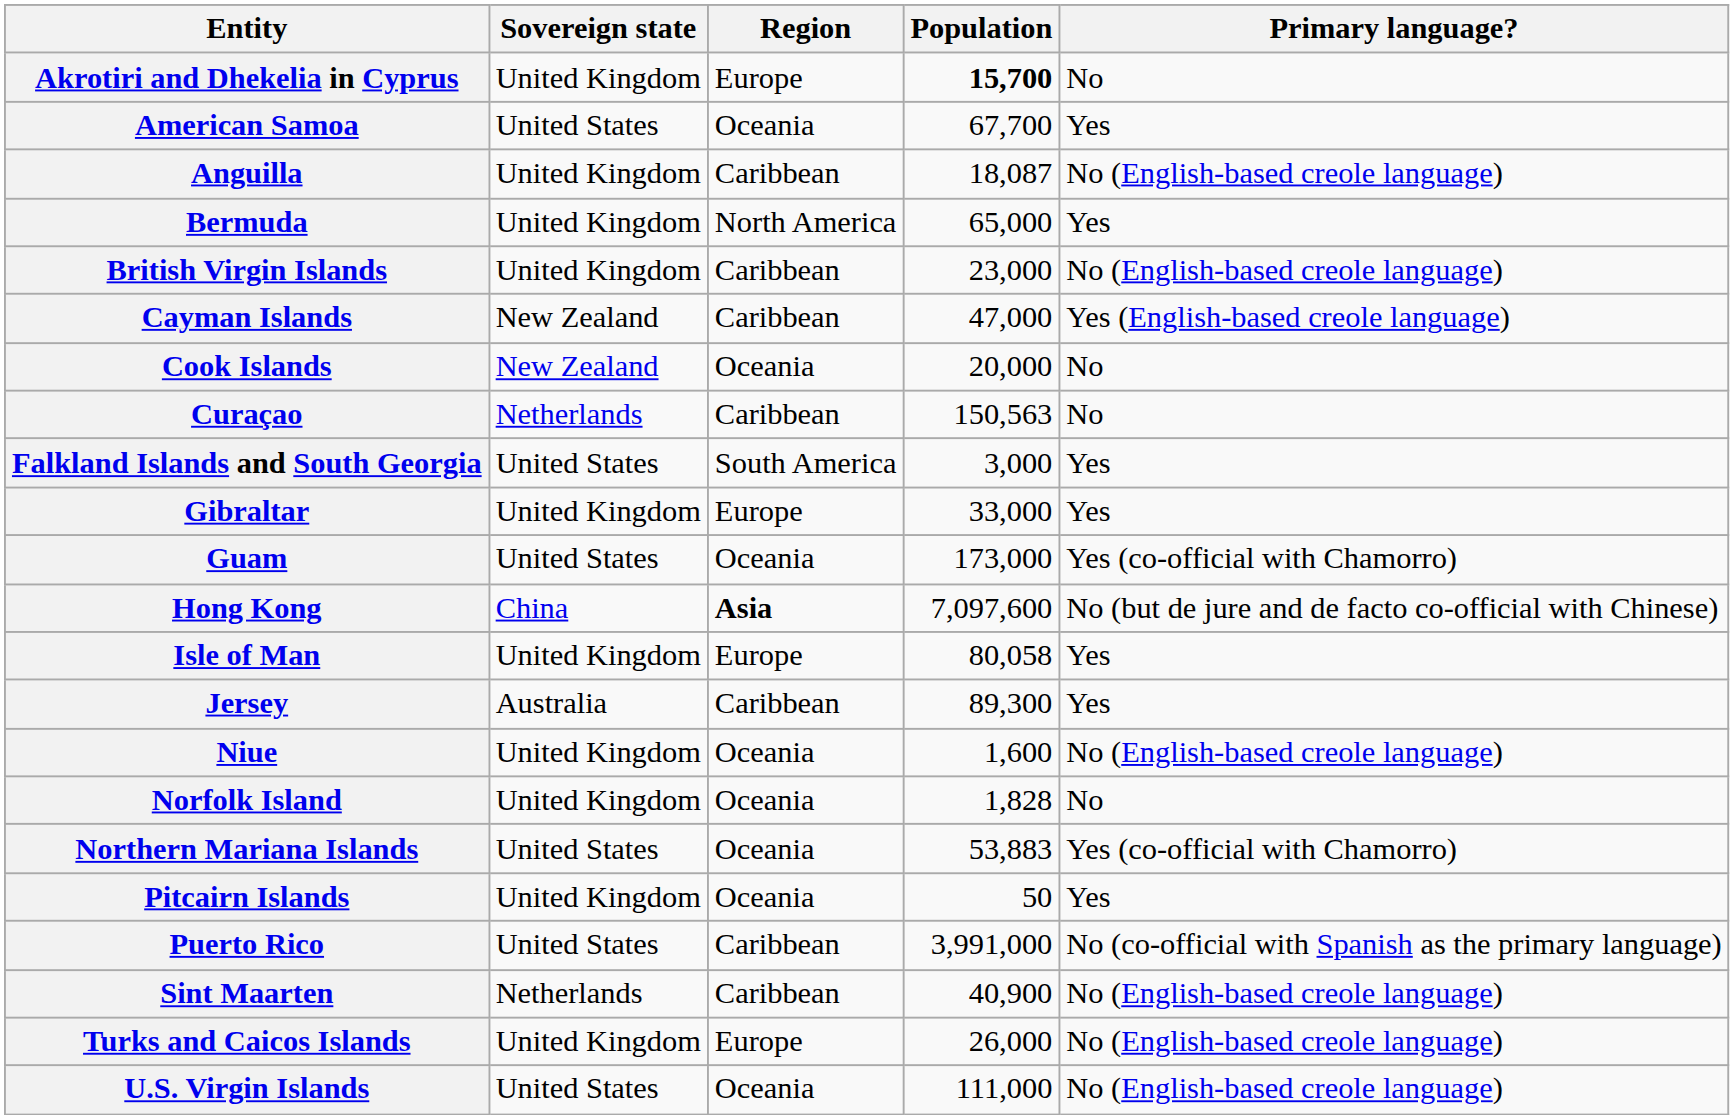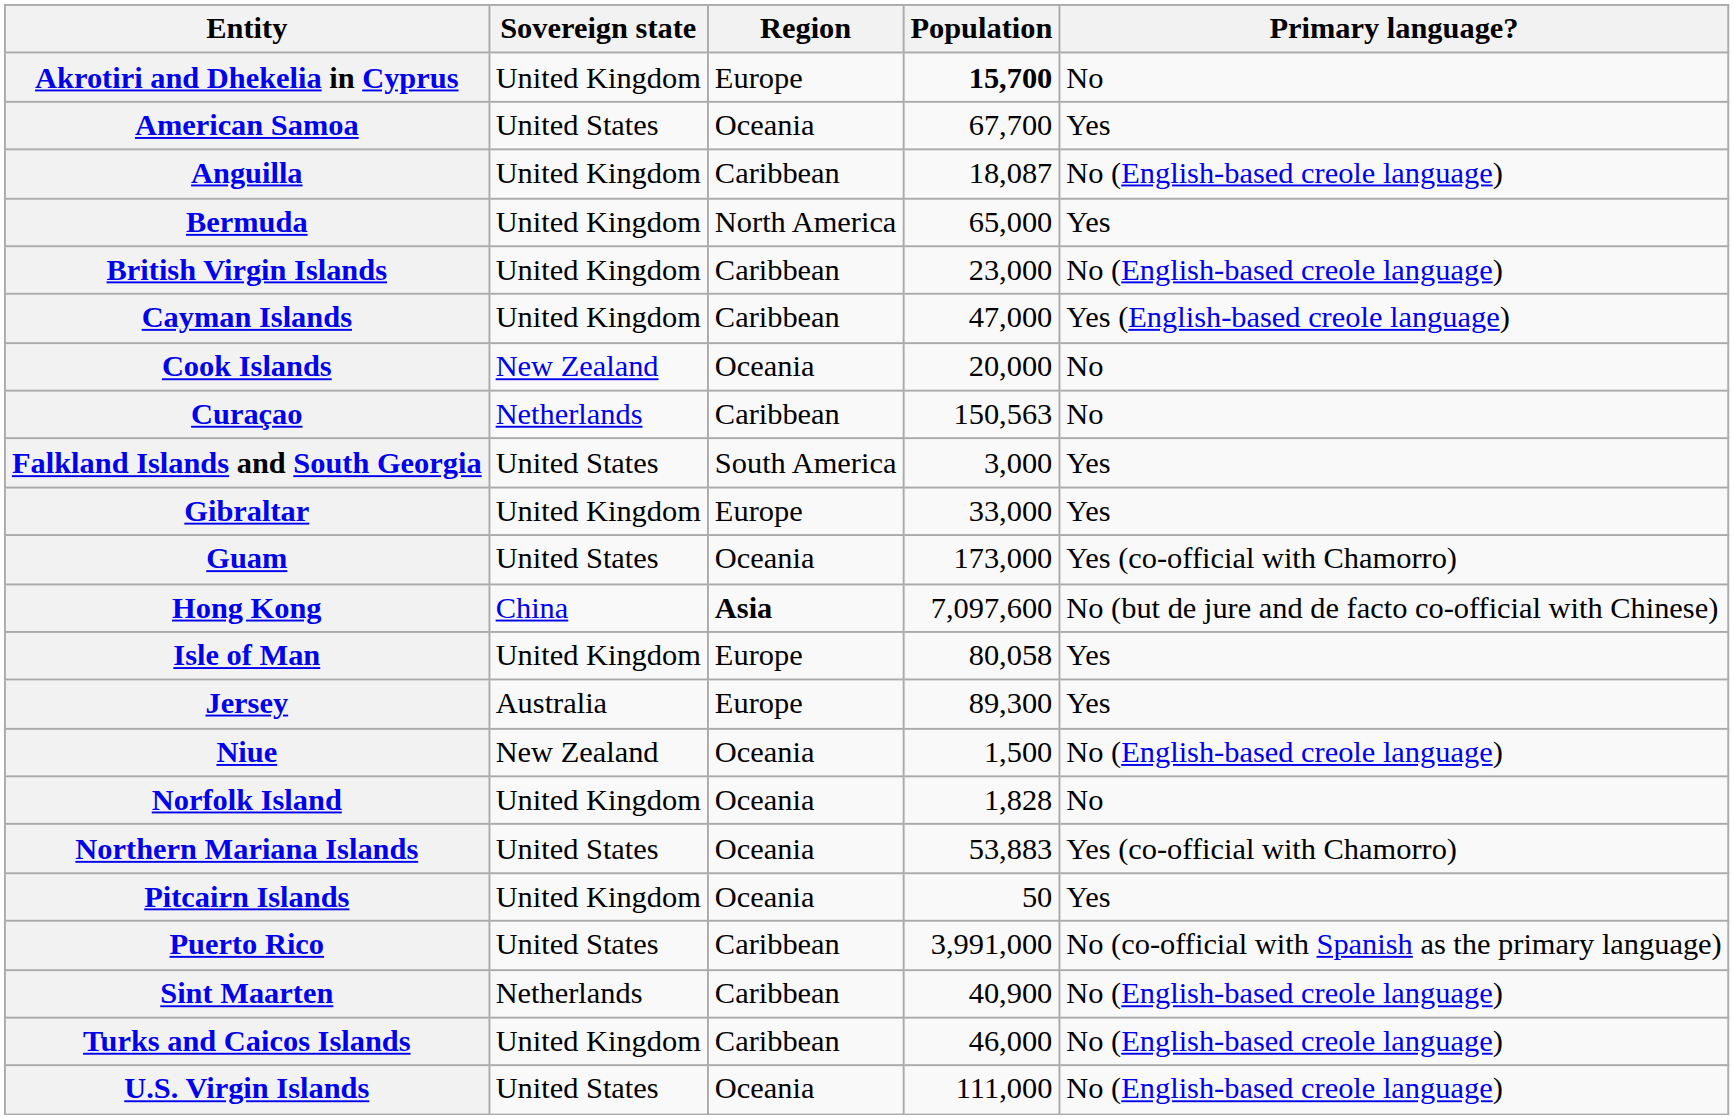(577, 317) New Zealand -> (598, 317) United Kingdom
(777, 703) Caribbean -> (759, 703) Europe
(598, 751) United Kingdom -> (577, 751) New Zealand
(1018, 751) 1,600 -> (1018, 751) 1,500
(759, 1041) Europe -> (777, 1041) Caribbean
(1011, 1041) 26,000 -> (1011, 1041) 46,000
